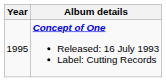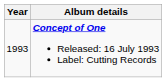(17, 48) 1995 -> (17, 48) 1993
